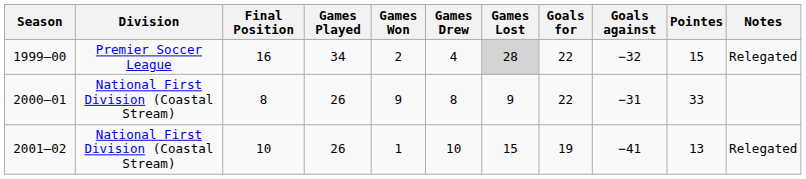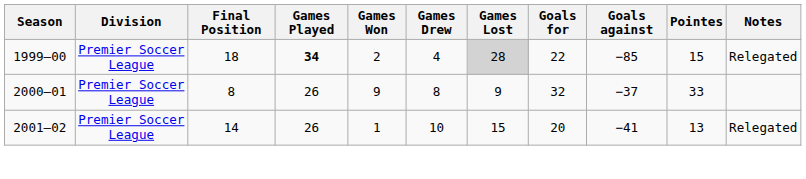(264, 57) 16 -> (231, 57) 18
(338, 57) normal -> (311, 57) bold
(630, 57) −32 -> (627, 57) −85
(149, 100) National First Division (Coastal Stream) -> (131, 92) Premier Soccer League
(566, 100) 22 -> (558, 92) 32
(630, 100) −31 -> (627, 92) −37
(149, 149) National First Division (Coastal Stream) -> (131, 127) Premier Soccer League
(264, 149) 10 -> (231, 127) 14
(566, 149) 19 -> (558, 127) 20
